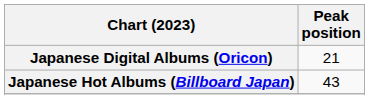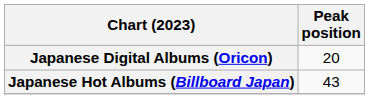(331, 57) 21 -> (331, 57) 20
